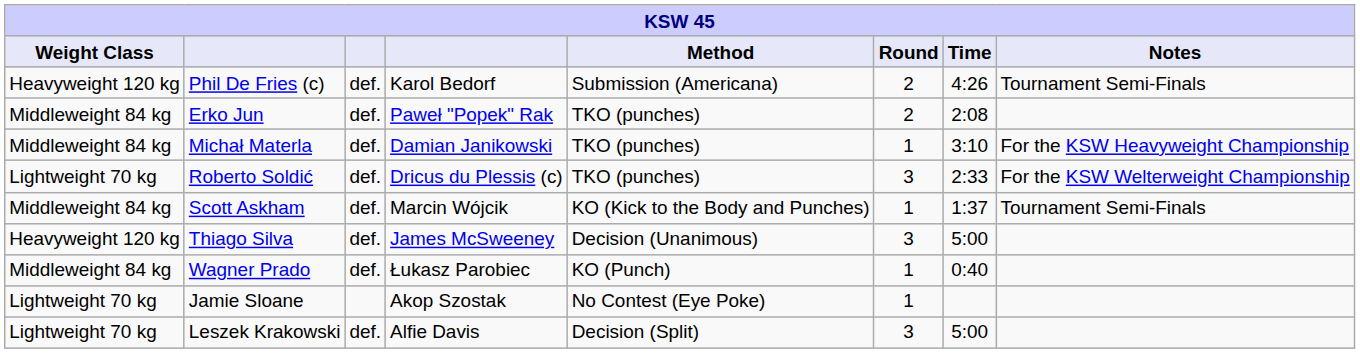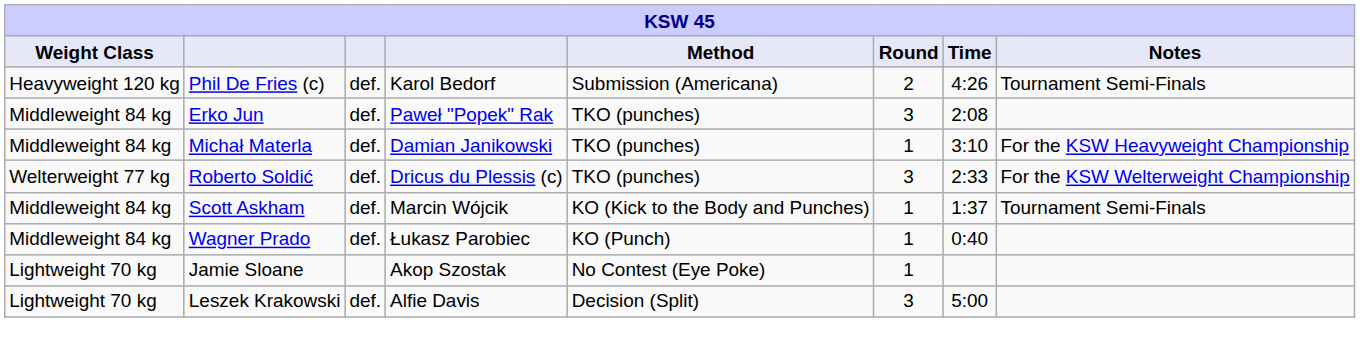(909, 114) 2 -> (909, 114) 3
(83, 176) Lightweight 70 kg -> (90, 176) Welterweight 77 kg
- row: (241, 239)
